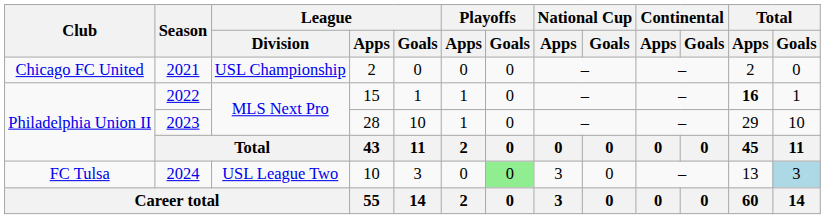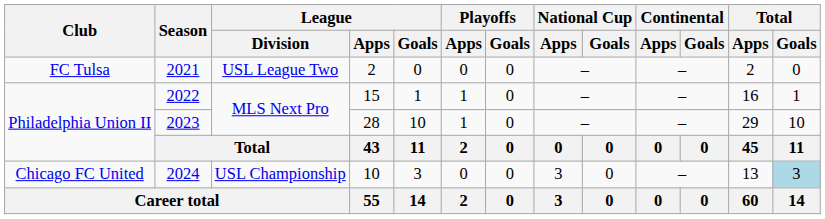(80, 69) Chicago FC United -> (80, 69) FC Tulsa
(280, 69) USL Championship -> (280, 69) USL League Two
(750, 95) bold -> (750, 95) normal
(80, 174) FC Tulsa -> (80, 174) Chicago FC United
(280, 174) USL League Two -> (280, 174) USL Championship
(510, 174) lightgreen background -> (510, 174) no background
